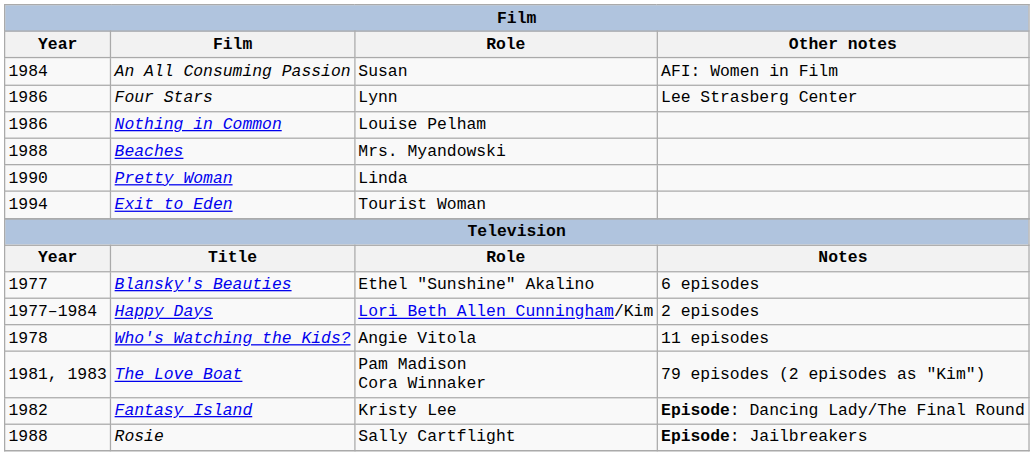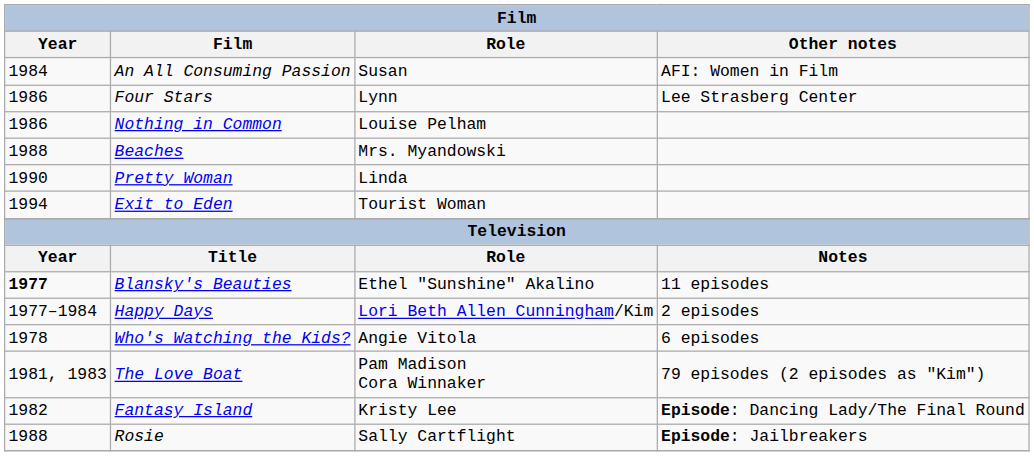(28, 285) normal -> (28, 285) bold
(710, 285) 6 episodes -> (715, 285) 11 episodes
(715, 338) 11 episodes -> (710, 338) 6 episodes
